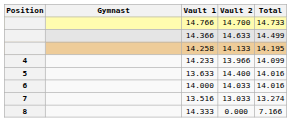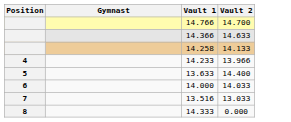- column: (271, 11)
